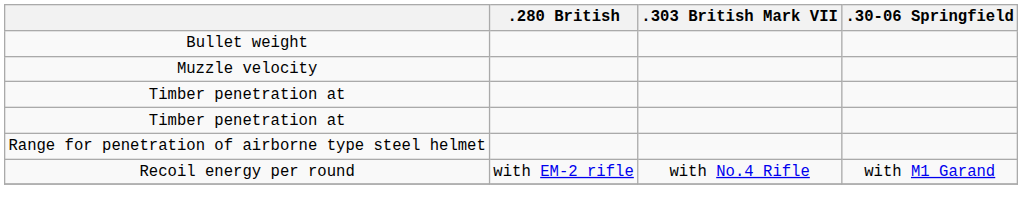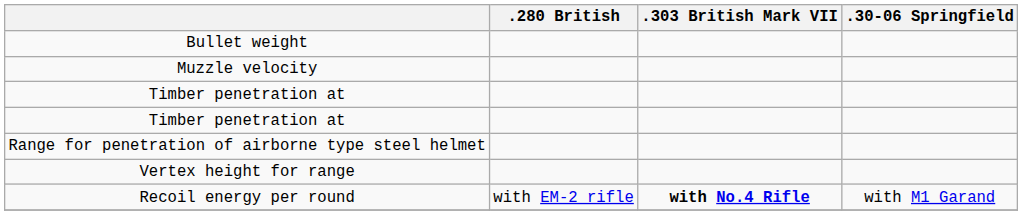+ row: (247, 172)
(740, 172) normal -> (740, 198) bold
